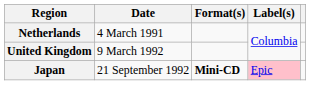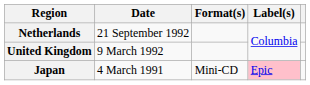(130, 32) 4 March 1991 -> (143, 32) 21 September 1992
(143, 70) 21 September 1992 -> (130, 70) 4 March 1991
(217, 70) bold -> (216, 70) normal
